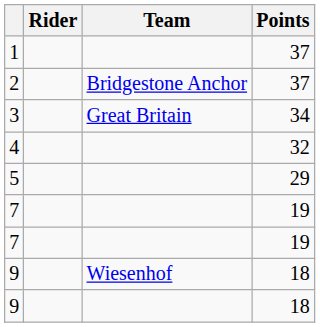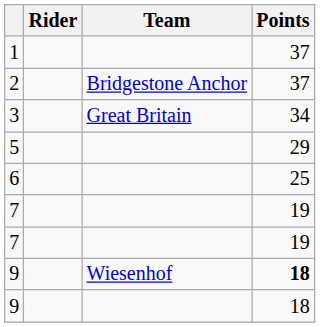- row: (14, 147)
+ row: (14, 178)
(300, 274) normal -> (300, 274) bold
